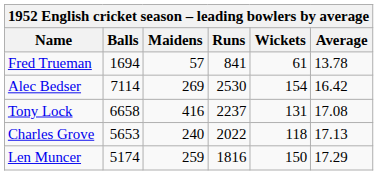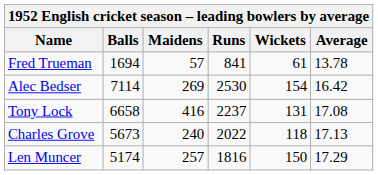(125, 134) 5653 -> (125, 134) 5673
(193, 157) 259 -> (193, 157) 257
